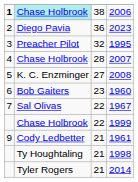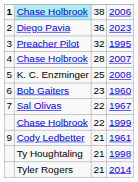(99, 75) 27 -> (99, 75) 25
